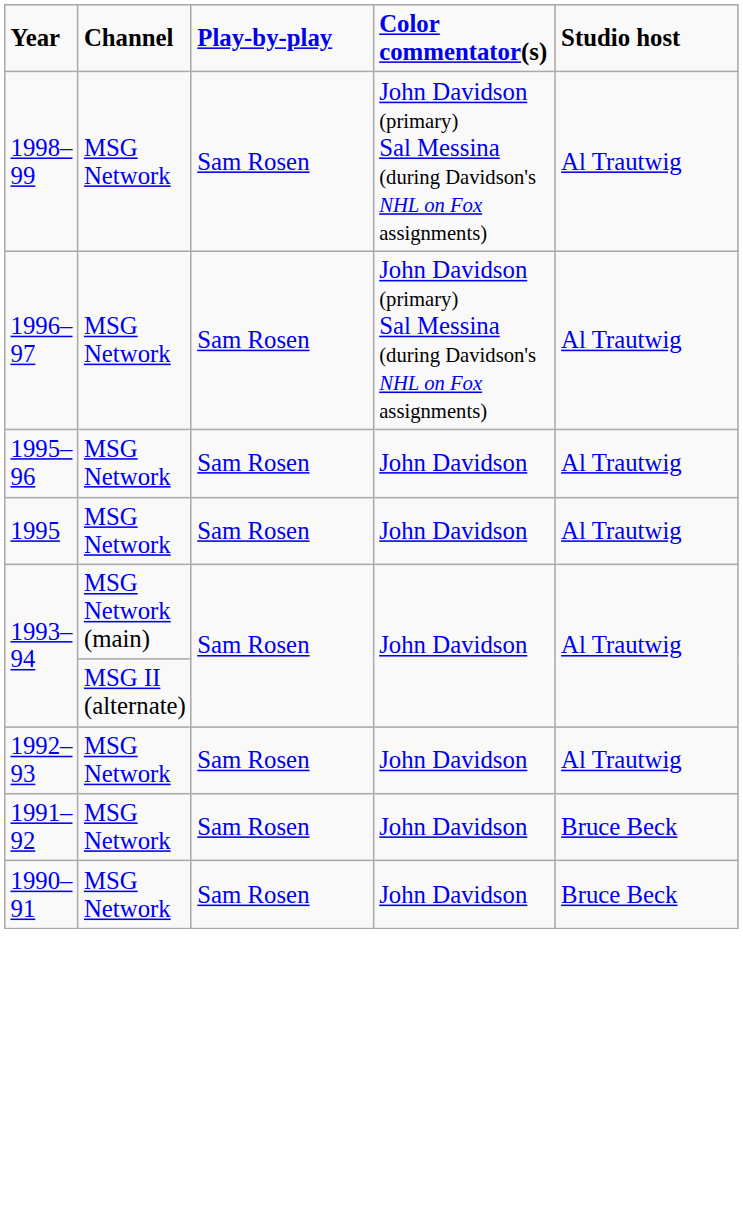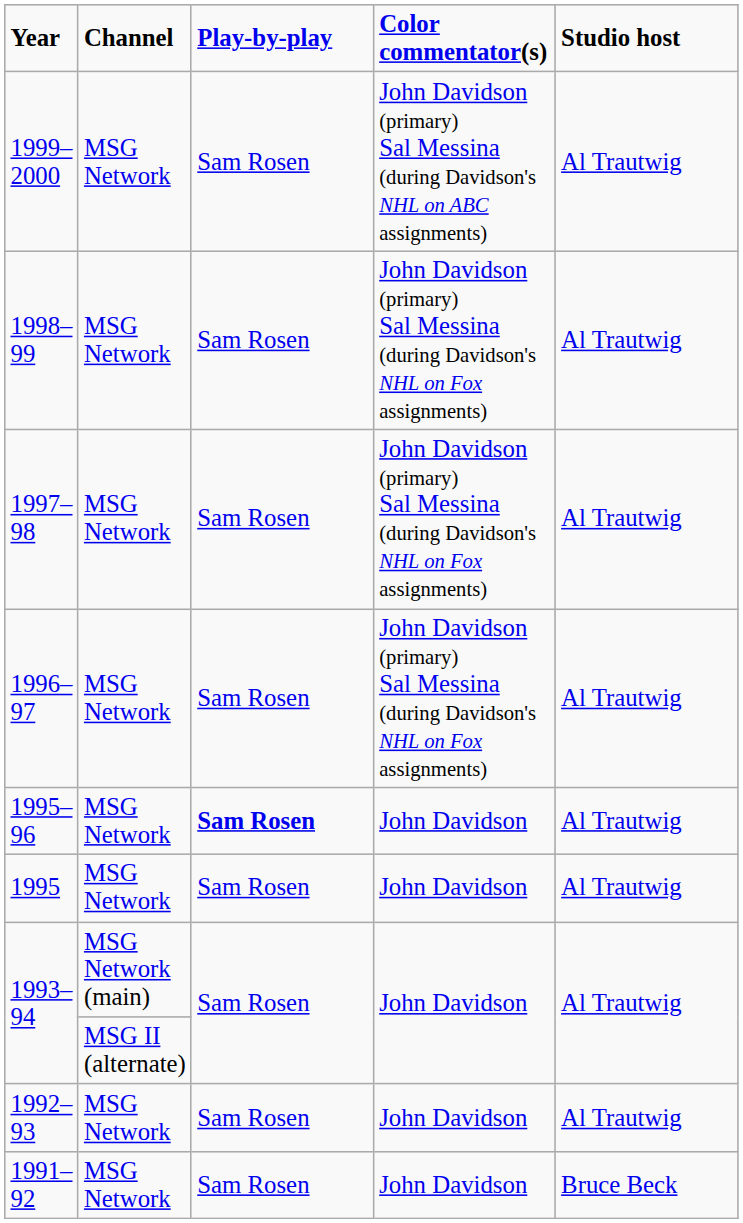+ row: (41, 161)
+ row: (41, 518)
(253, 463) normal -> (256, 820) bold
- row: (41, 894)
